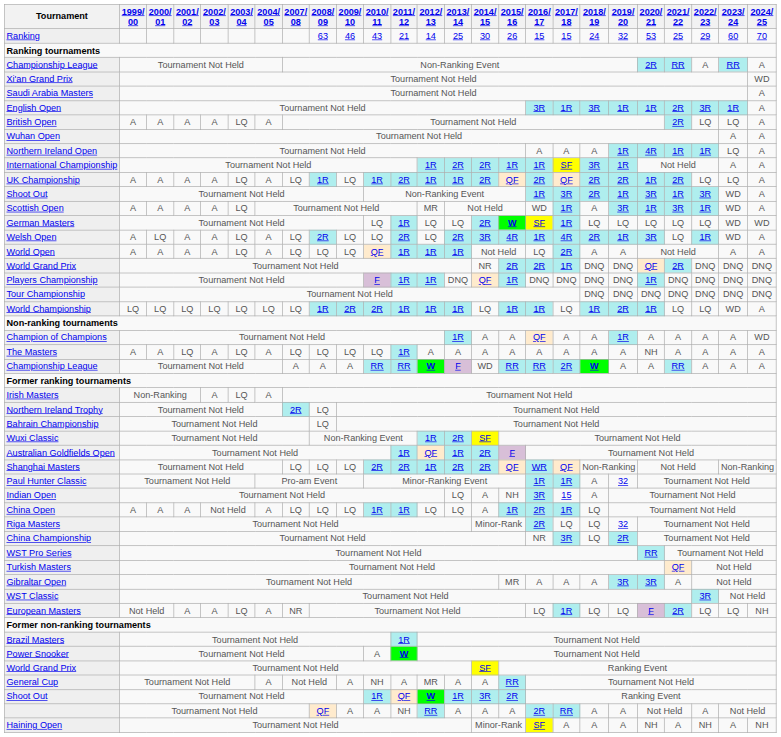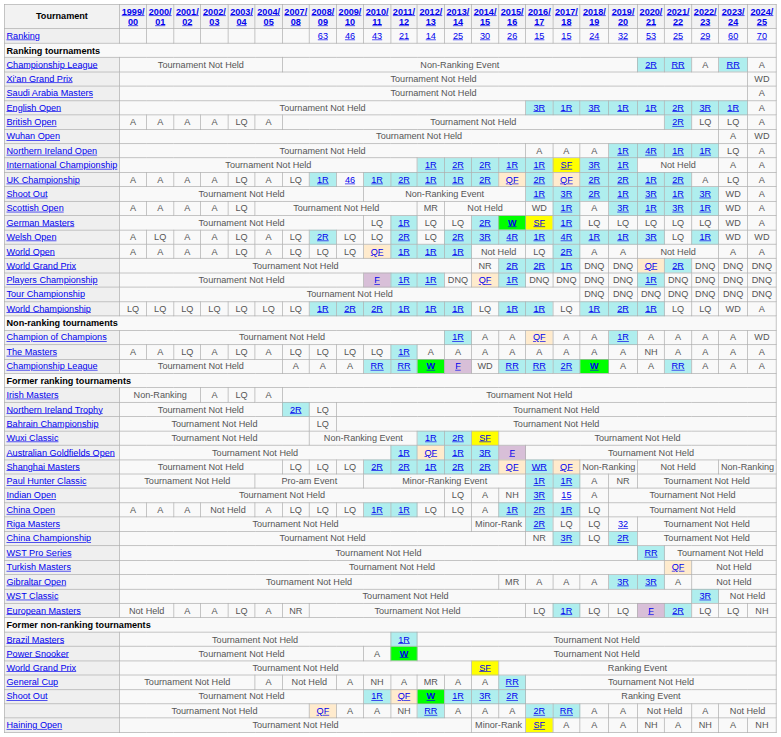(762, 136) A -> (762, 136) WD
(350, 179) LQ -> (350, 179) 46
(705, 179) LQ -> (705, 179) A
(762, 222) WD -> (762, 222) A
(594, 237) 2R -> (594, 237) 1R
(762, 237) A -> (762, 237) WD
(485, 452) 2R -> (485, 452) 3R
(623, 481) 32 -> (623, 481) NR
